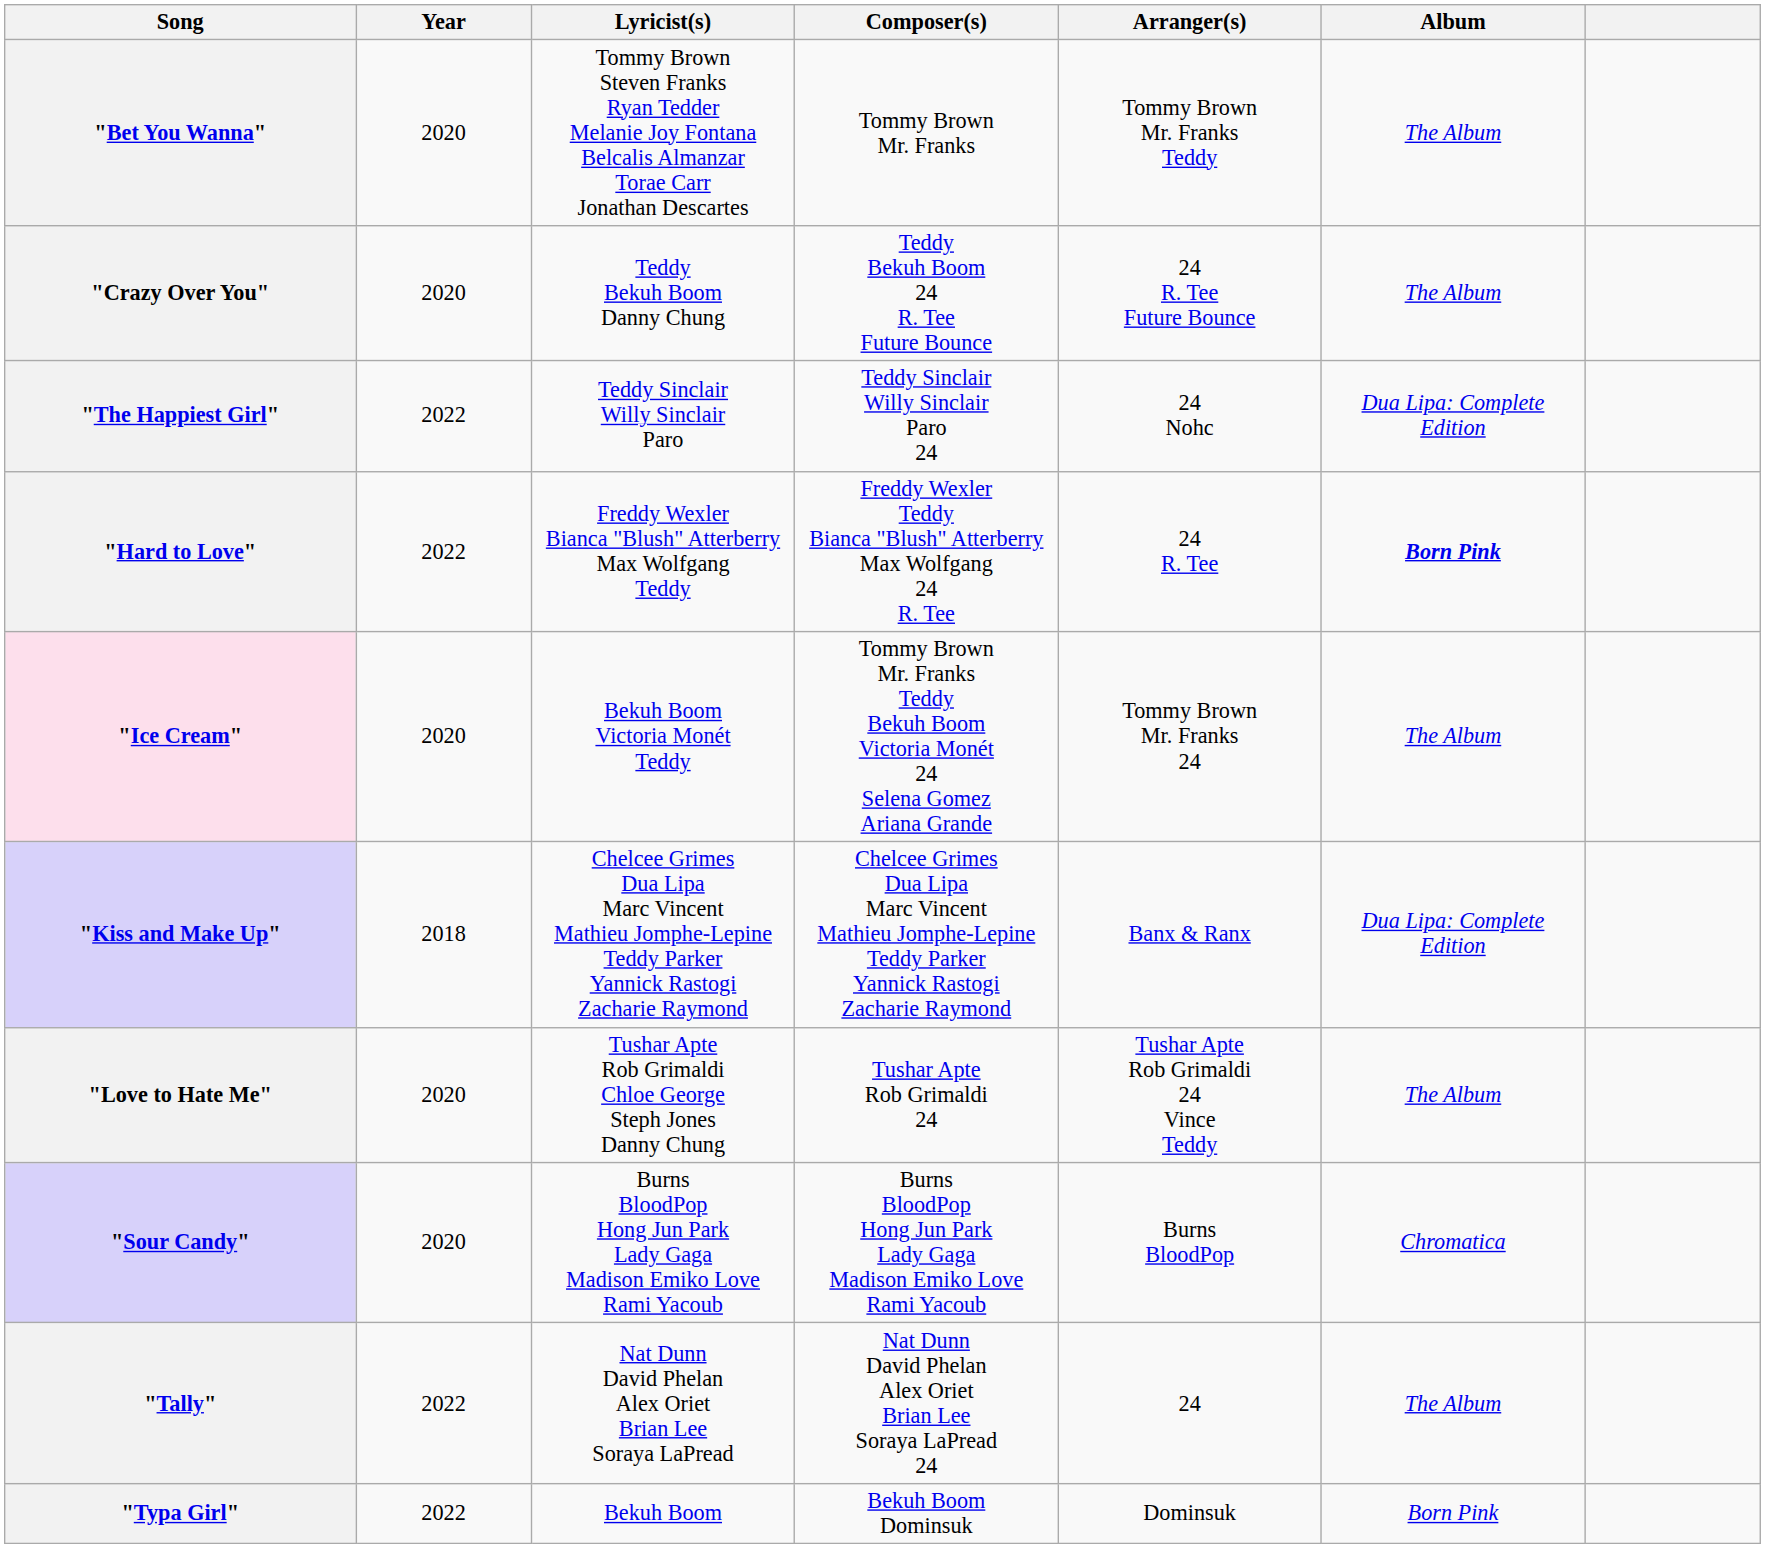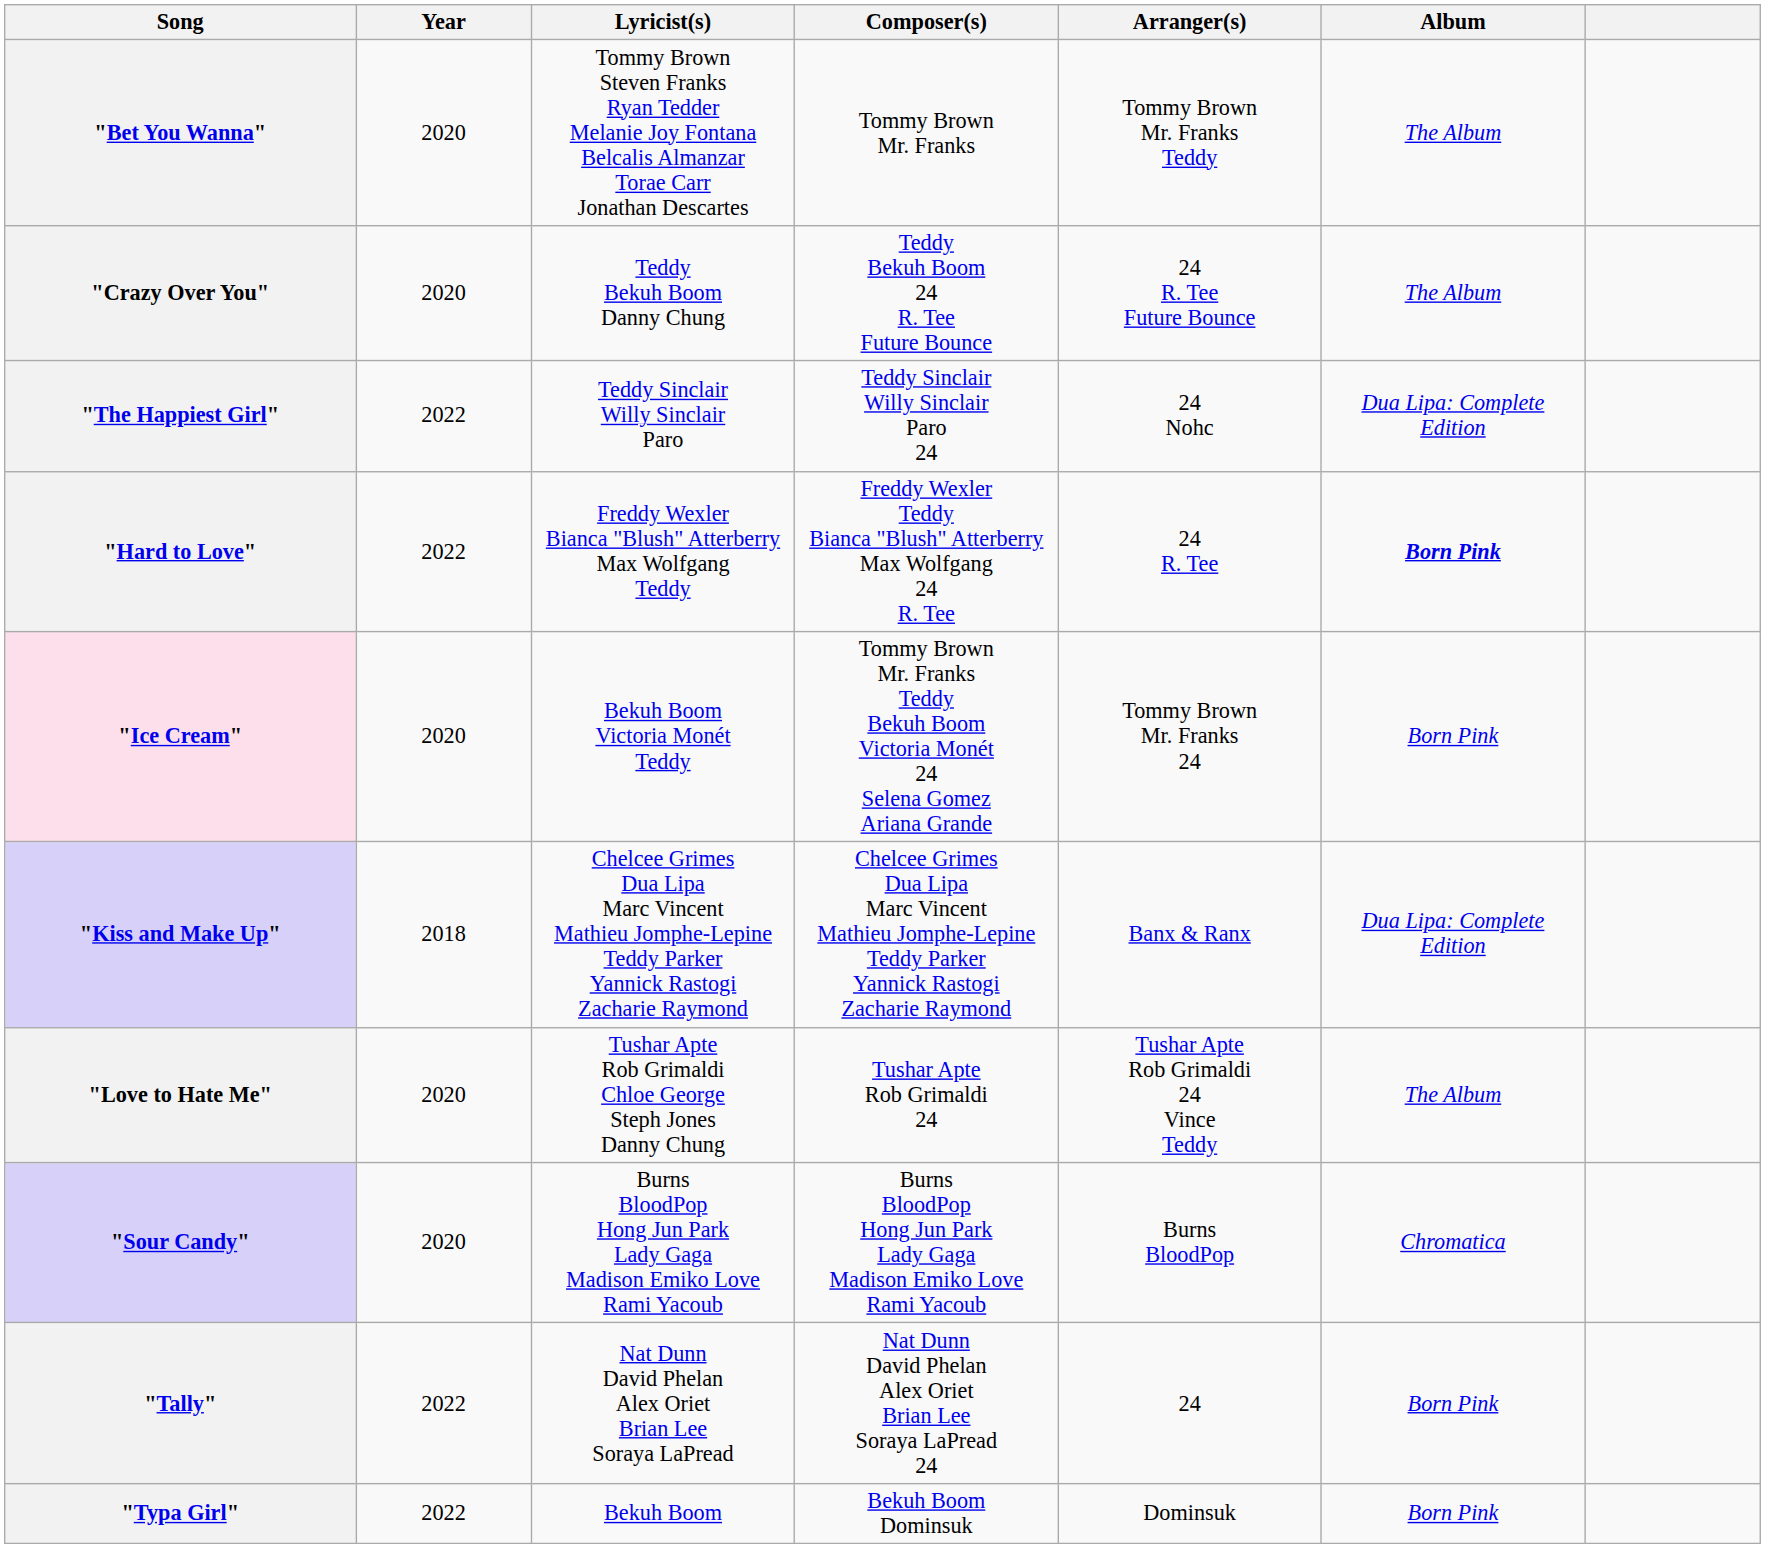(1453, 736) The Album -> (1453, 736) Born Pink
(1453, 1402) The Album -> (1453, 1402) Born Pink
